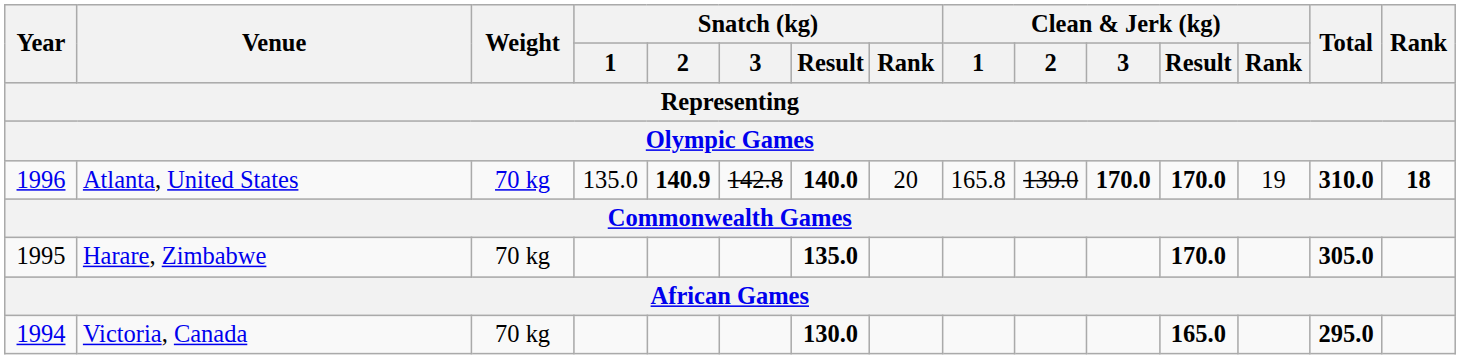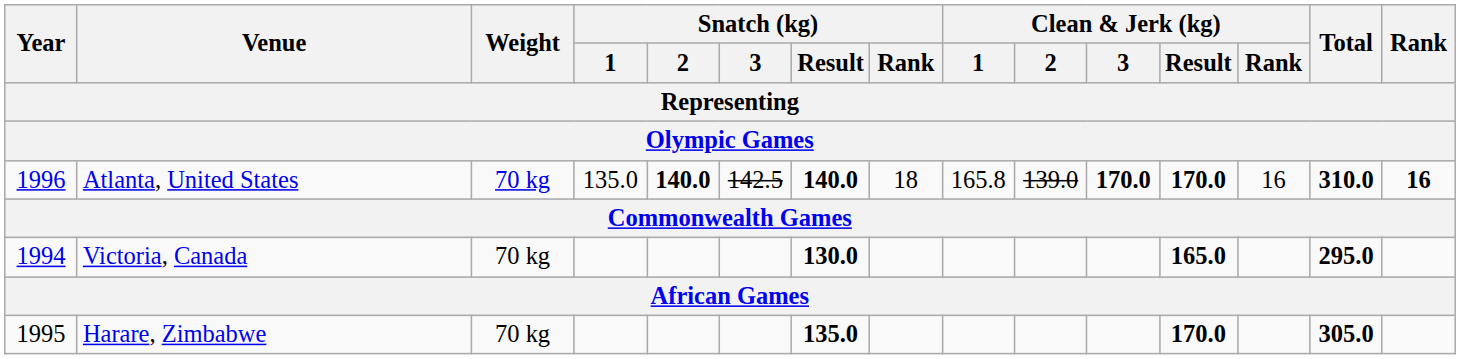(683, 179) 140.9 -> (683, 179) 140.0
(755, 179) 142.8 -> (755, 179) 142.5
(906, 179) 20 -> (906, 179) 18
(1274, 179) 19 -> (1274, 179) 16
(1419, 179) 18 -> (1419, 179) 16
rows swapped: (165, 334) <-> (175, 256)
